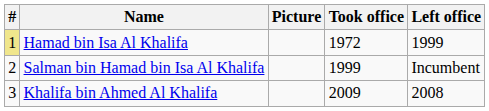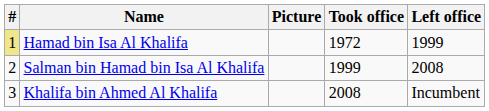(446, 67) Incumbent -> (427, 67) 2008
(345, 93) 2009 -> (345, 93) 2008
(427, 93) 2008 -> (446, 93) Incumbent
